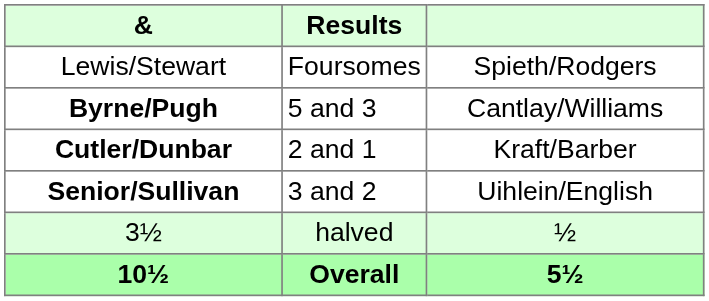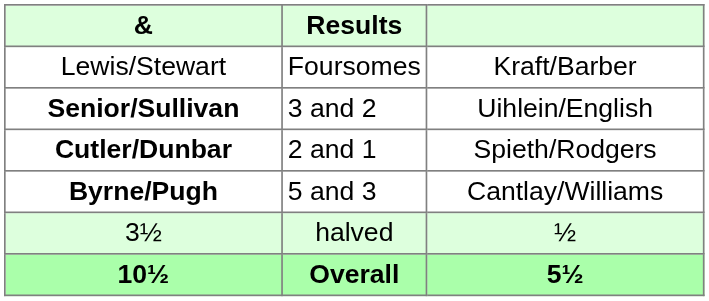(565, 66) Spieth/Rodgers -> (565, 66) Kraft/Barber
rows swapped: (143, 191) <-> (143, 108)
(565, 149) Kraft/Barber -> (565, 149) Spieth/Rodgers
